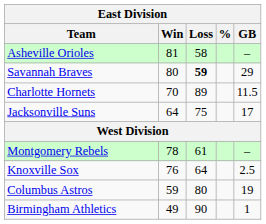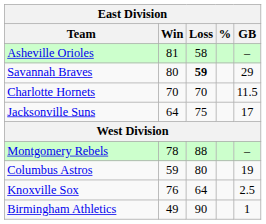(201, 92) 89 -> (201, 92) 70
(201, 151) 61 -> (201, 151) 88
rows swapped: (43, 170) <-> (50, 190)
